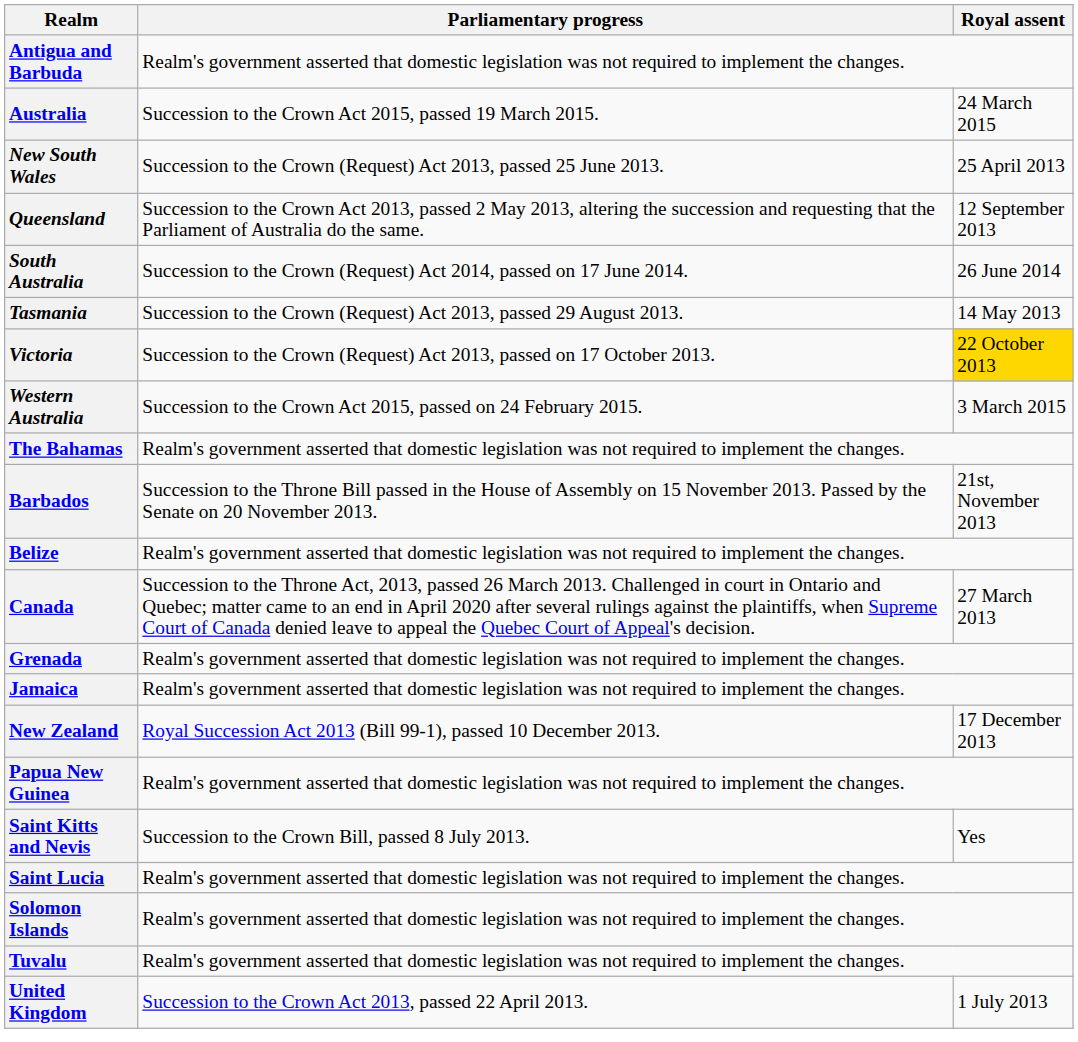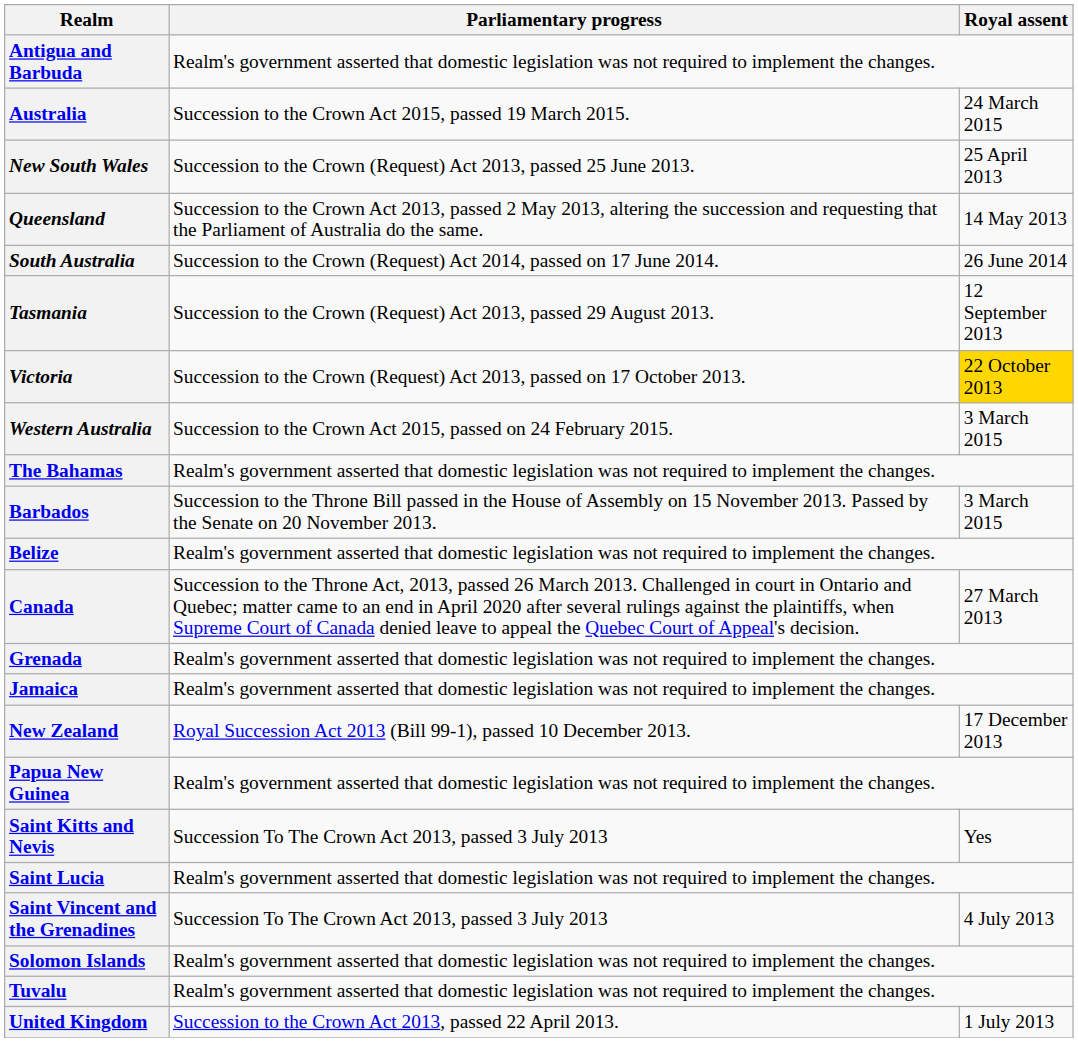(1011, 218) 12 September 2013 -> (1015, 218) 14 May 2013
(1009, 312) 14 May 2013 -> (1005, 312) 12 September 2013
(998, 501) 21st, November 2013 -> (996, 512) 3 March 2015
(336, 835) Succession to the Crown Bill, passed 8 July 2013. -> (390, 835) Succession To The Crown Act 2013, passed 3 July 2013
+ row: (83, 919)
